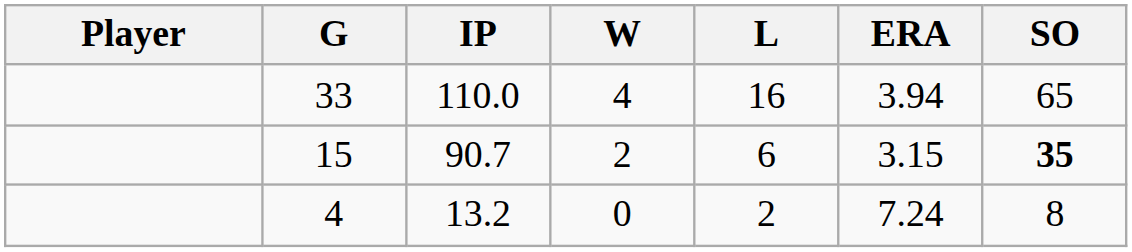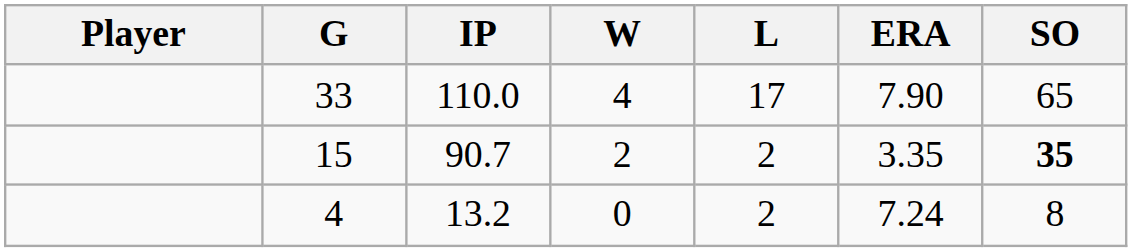(766, 94) 16 -> (766, 94) 17
(911, 94) 3.94 -> (911, 94) 7.90
(766, 154) 6 -> (766, 154) 2
(911, 154) 3.15 -> (911, 154) 3.35
